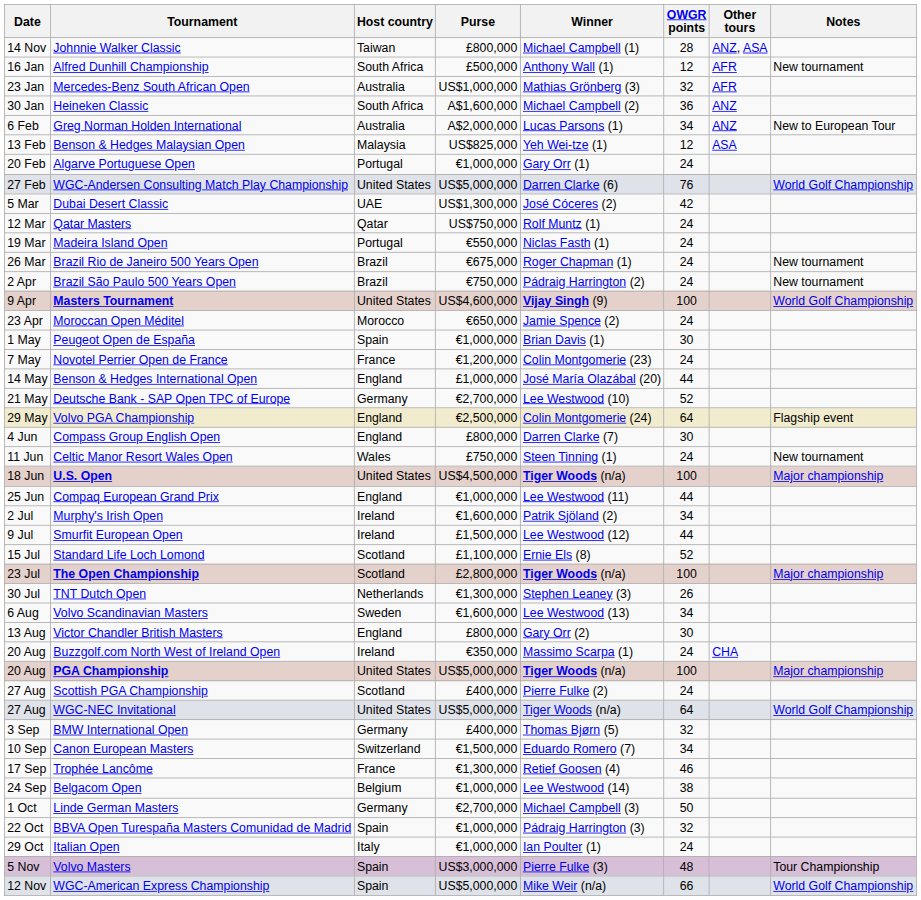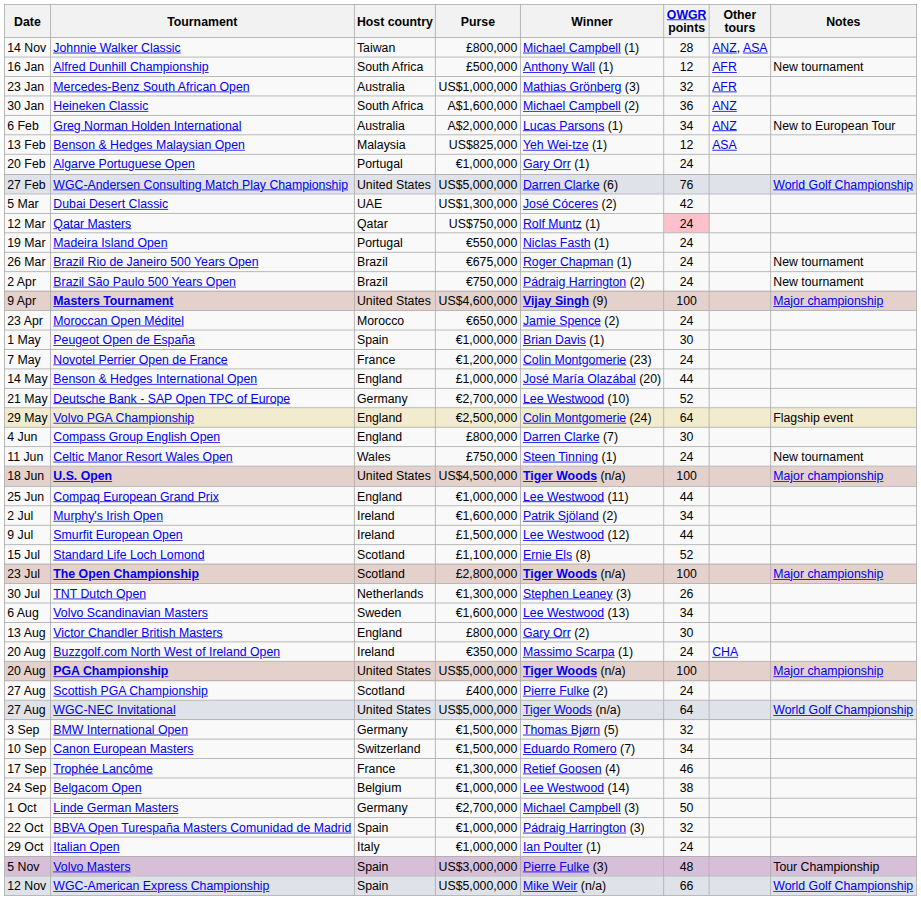(687, 223) no background -> (687, 223) pink background
(843, 301) World Golf Championship -> (828, 301) Major championship
(492, 730) £400,000 -> (486, 730) €1,500,000
